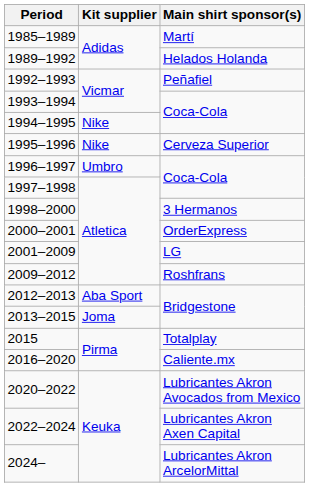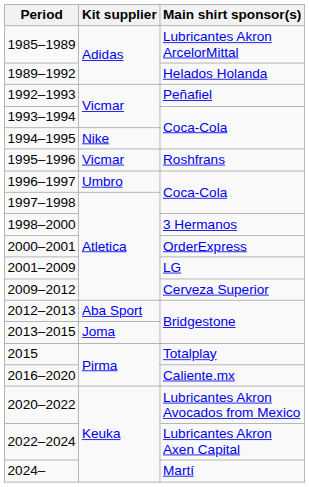(178, 36) Martí -> (217, 44) Lubricantes Akron ArcelorMittal
(96, 144) Nike -> (103, 159) Vicmar
(216, 144) Cerveza Superior -> (194, 159) Roshfrans
(194, 274) Roshfrans -> (216, 289) Cerveza Superior
(217, 463) Lubricantes Akron ArcelorMittal -> (178, 470) Martí
